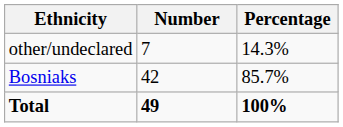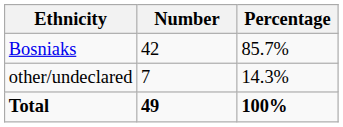rows swapped: (43, 77) <-> (71, 48)
